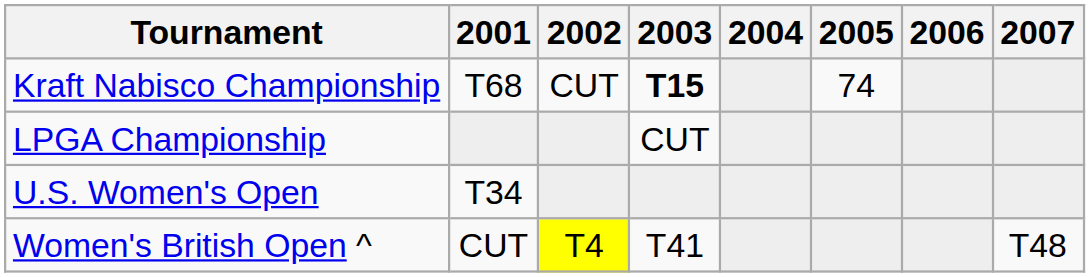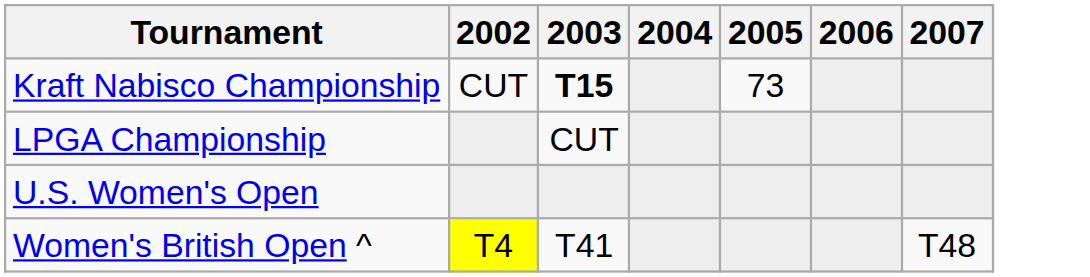- column: (493, 32)
(856, 85) 74 -> (766, 85) 73
